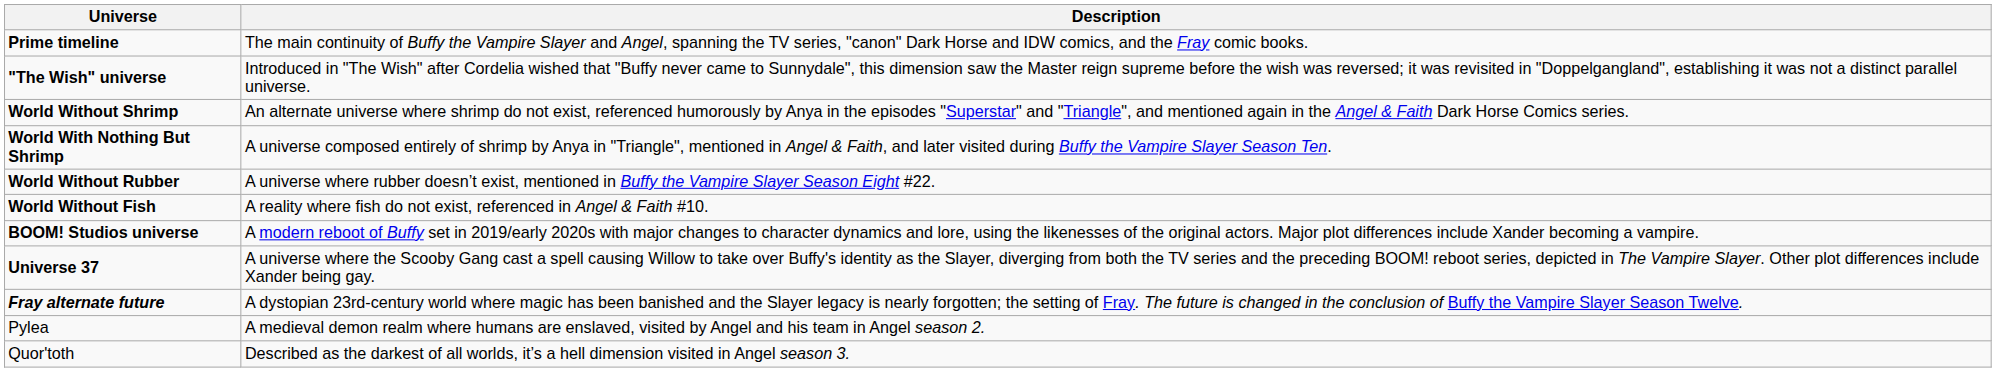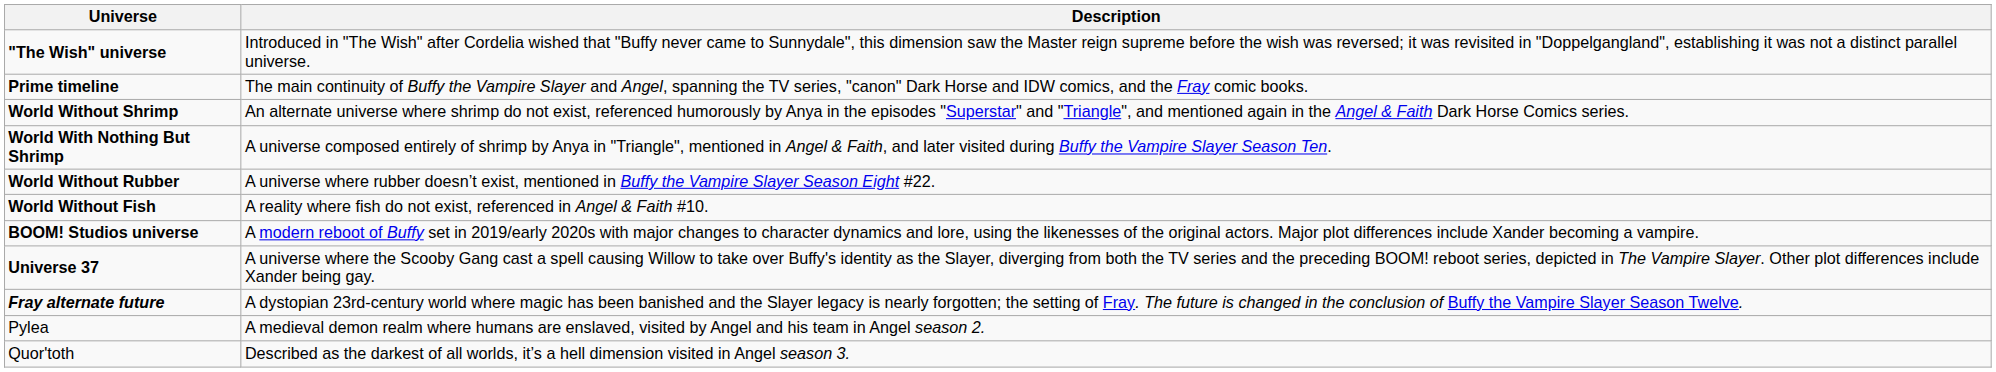rows swapped: (63, 42) <-> (87, 77)
